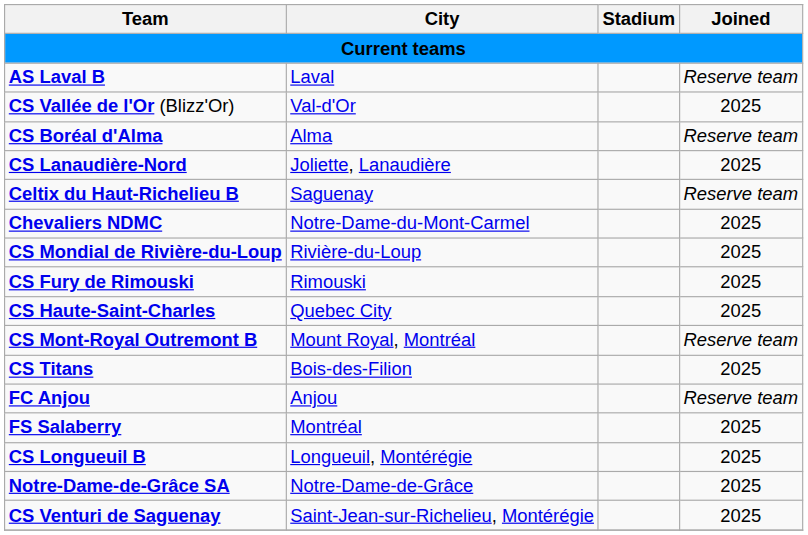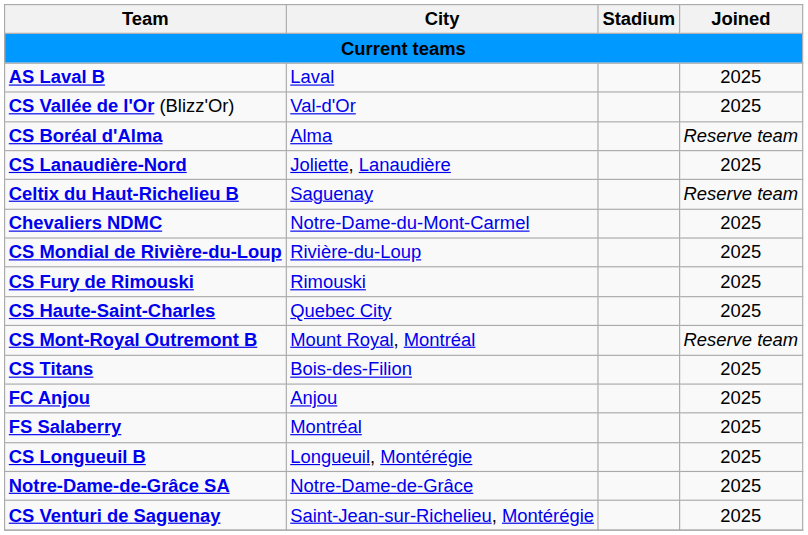(741, 77) Reserve team -> (741, 77) 2025
(741, 398) Reserve team -> (741, 398) 2025
